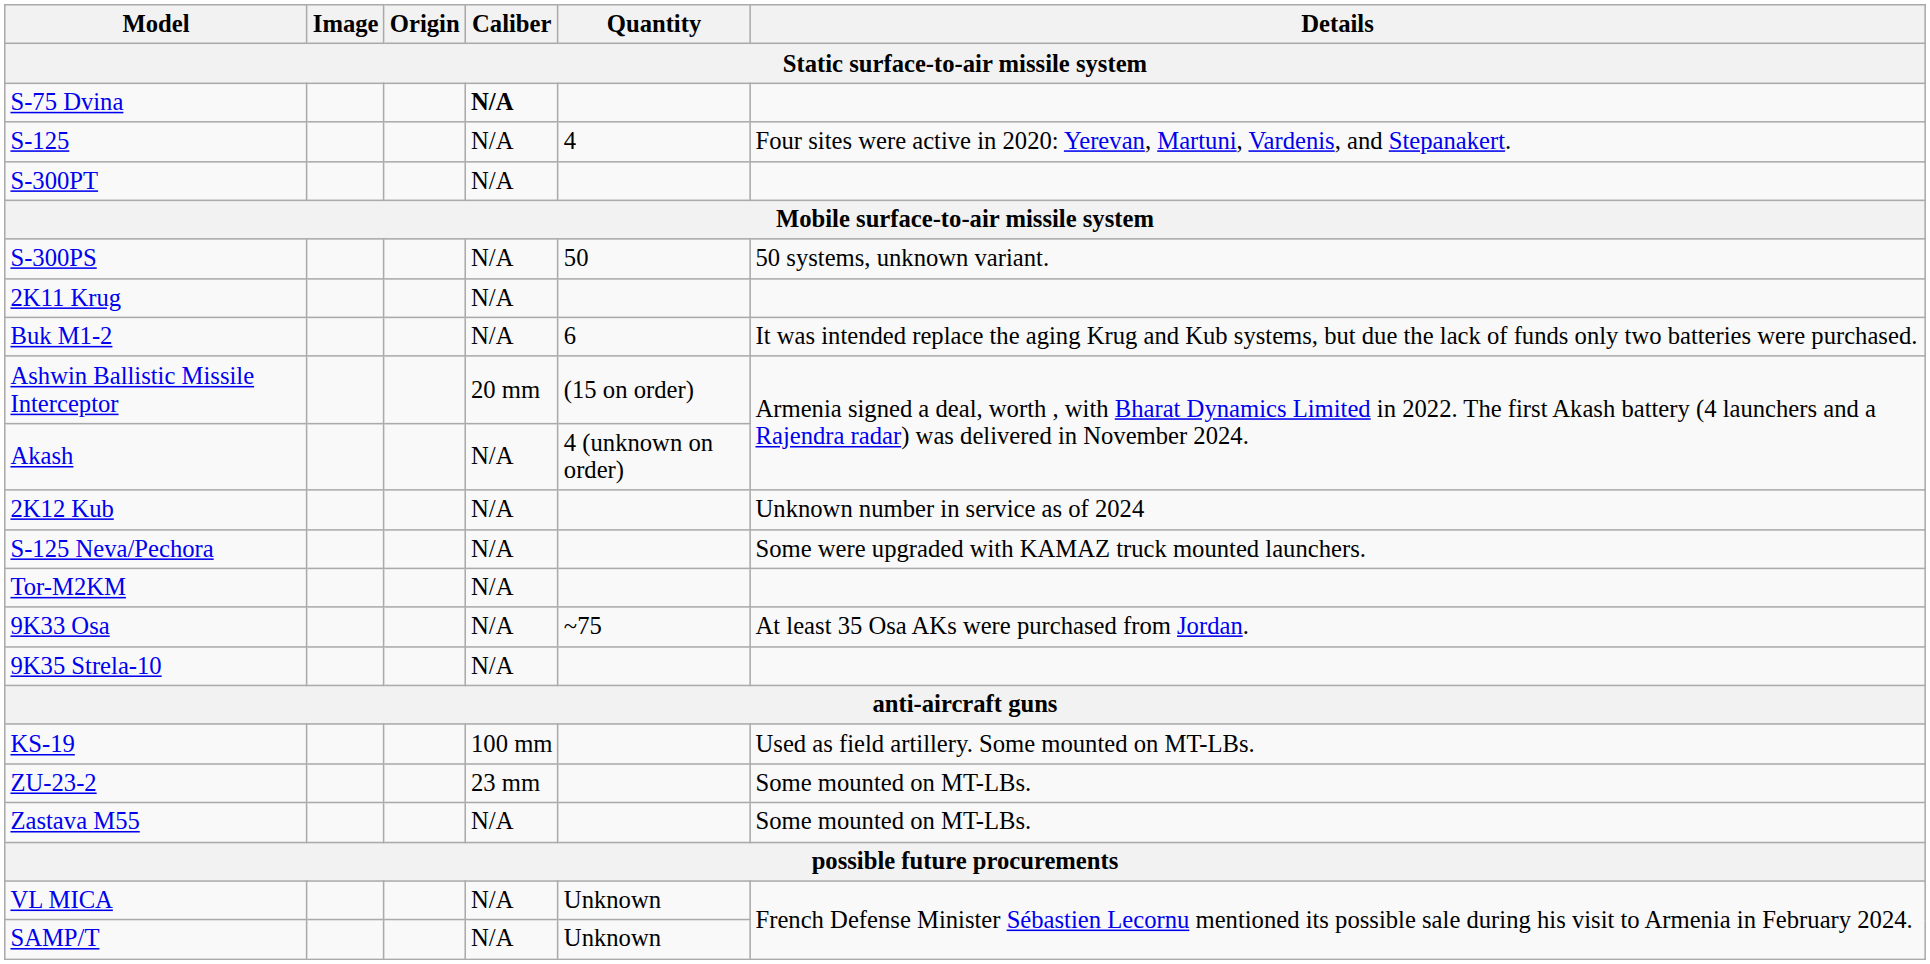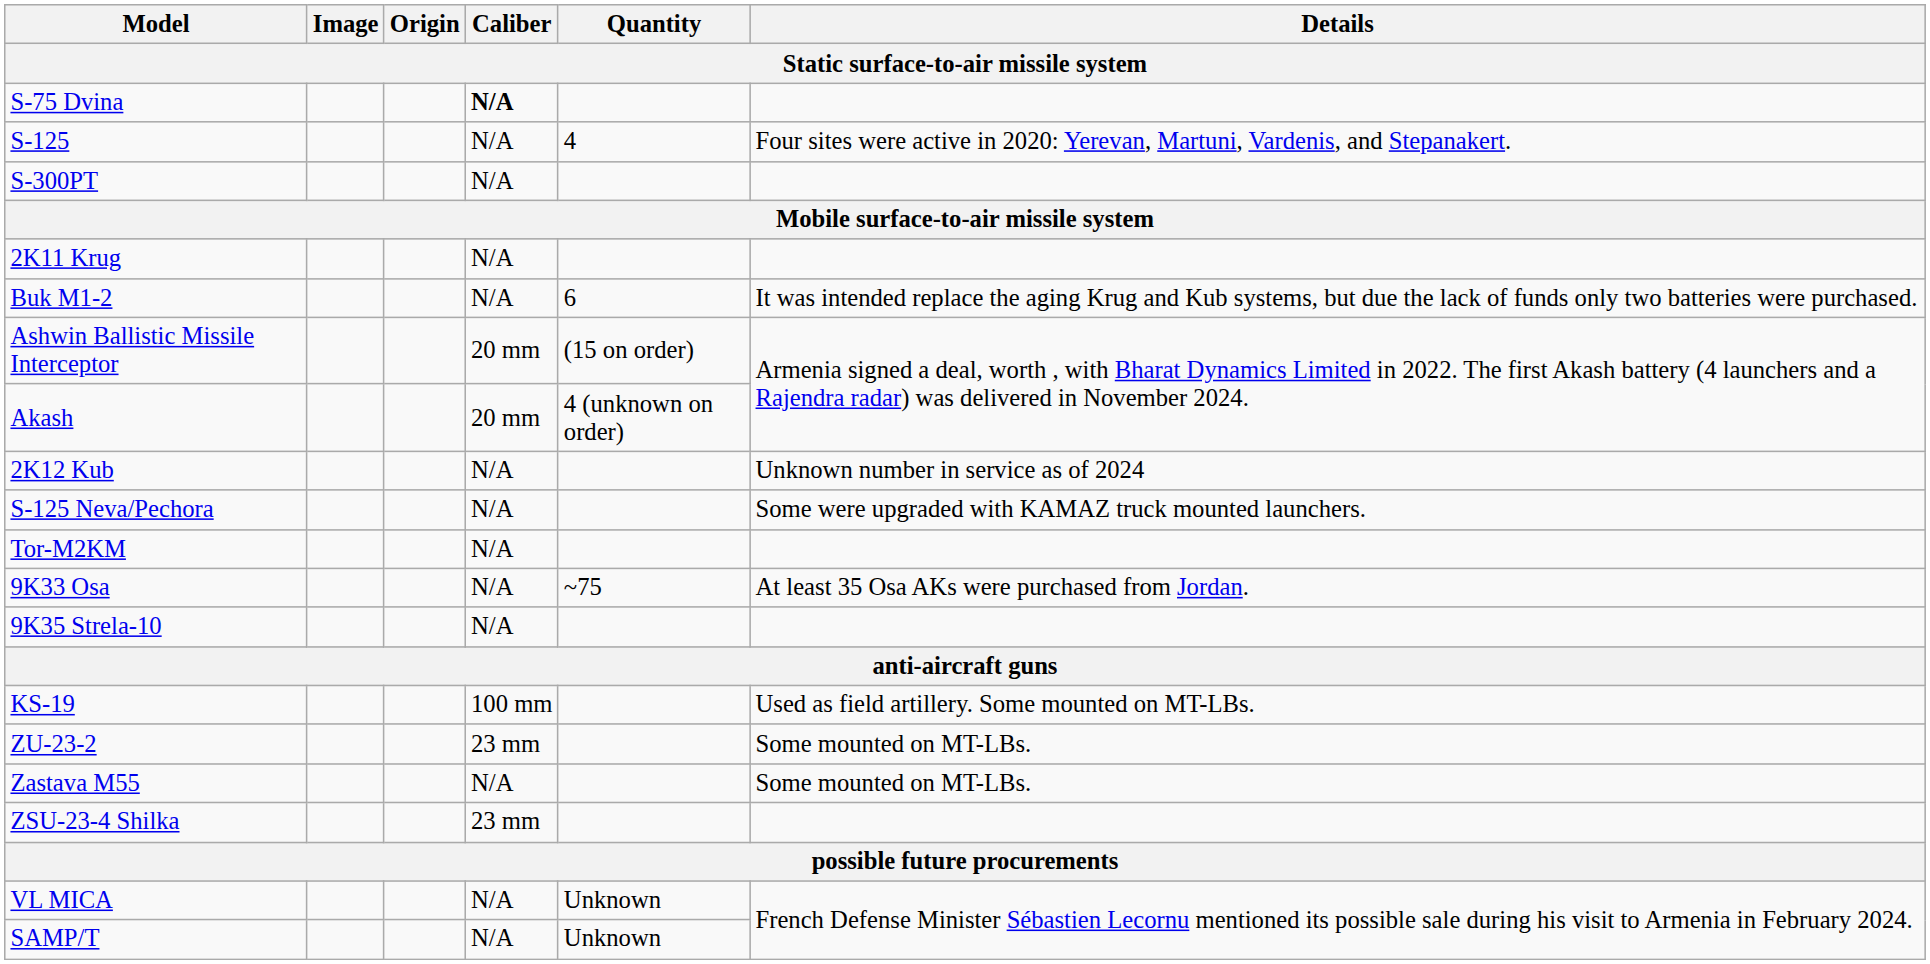- row: (54, 258)
(492, 456) N/A -> (506, 417) 20 mm
+ row: (95, 821)
